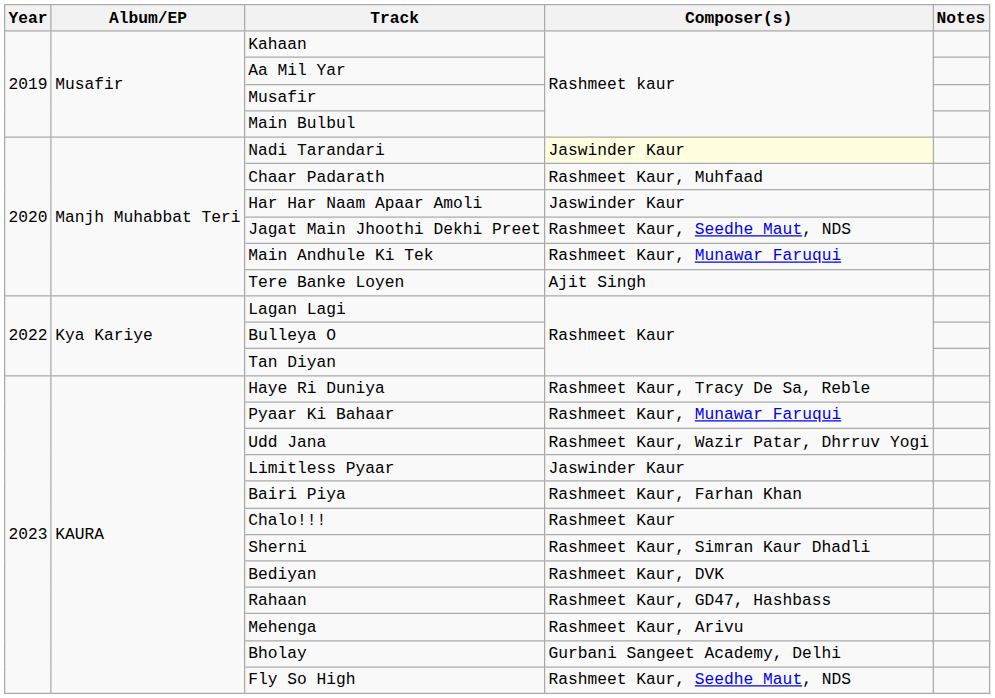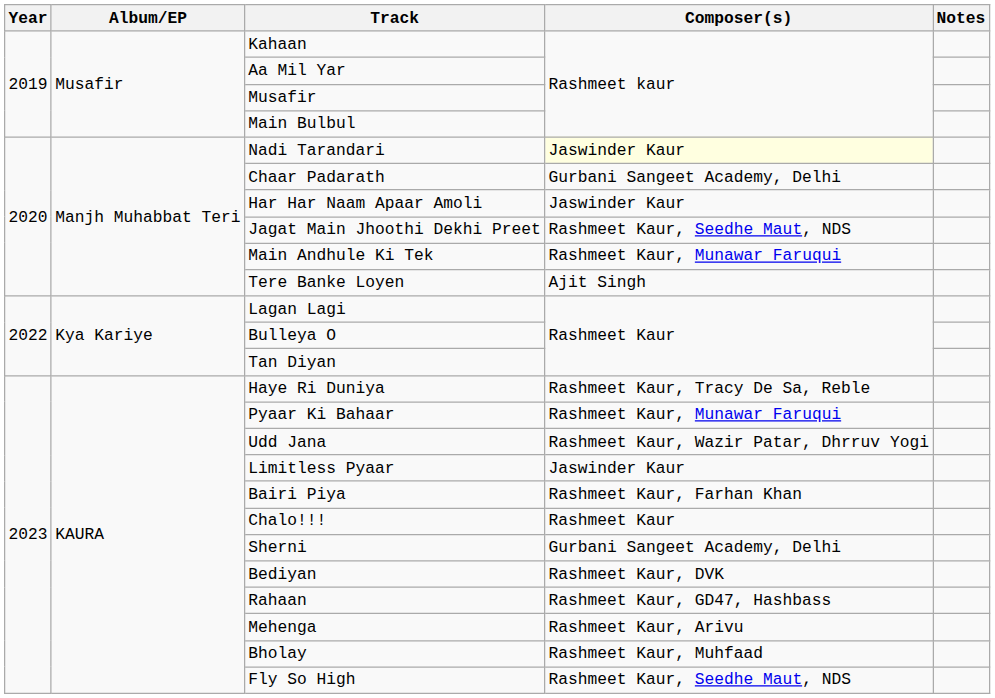(656, 177) Rashmeet Kaur, Muhfaad -> (695, 177) Gurbani Sangeet Academy, Delhi
(709, 548) Rashmeet Kaur, Simran Kaur Dhadli -> (695, 548) Gurbani Sangeet Academy, Delhi
(695, 653) Gurbani Sangeet Academy, Delhi -> (656, 653) Rashmeet Kaur, Muhfaad
